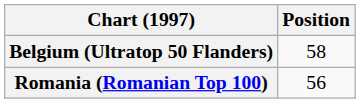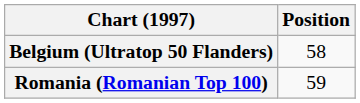(316, 82) 56 -> (316, 82) 59
